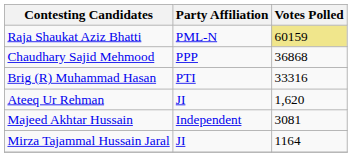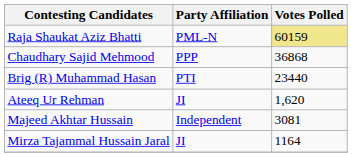(291, 78) 33316 -> (291, 78) 23440
